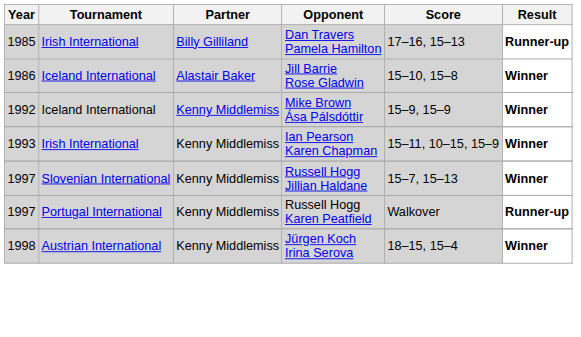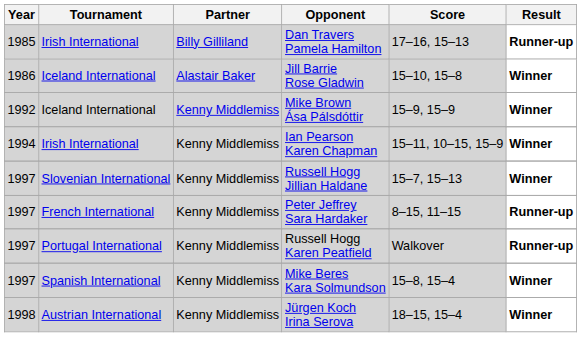(21, 144) 1993 -> (21, 144) 1994
+ row: (326, 212)
+ row: (335, 281)
